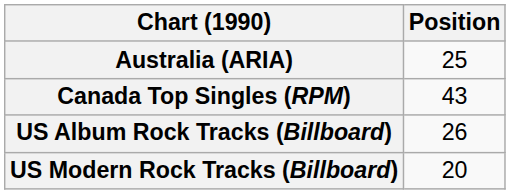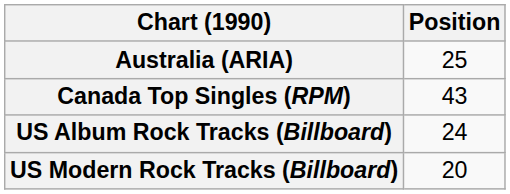(455, 133) 26 -> (455, 133) 24
